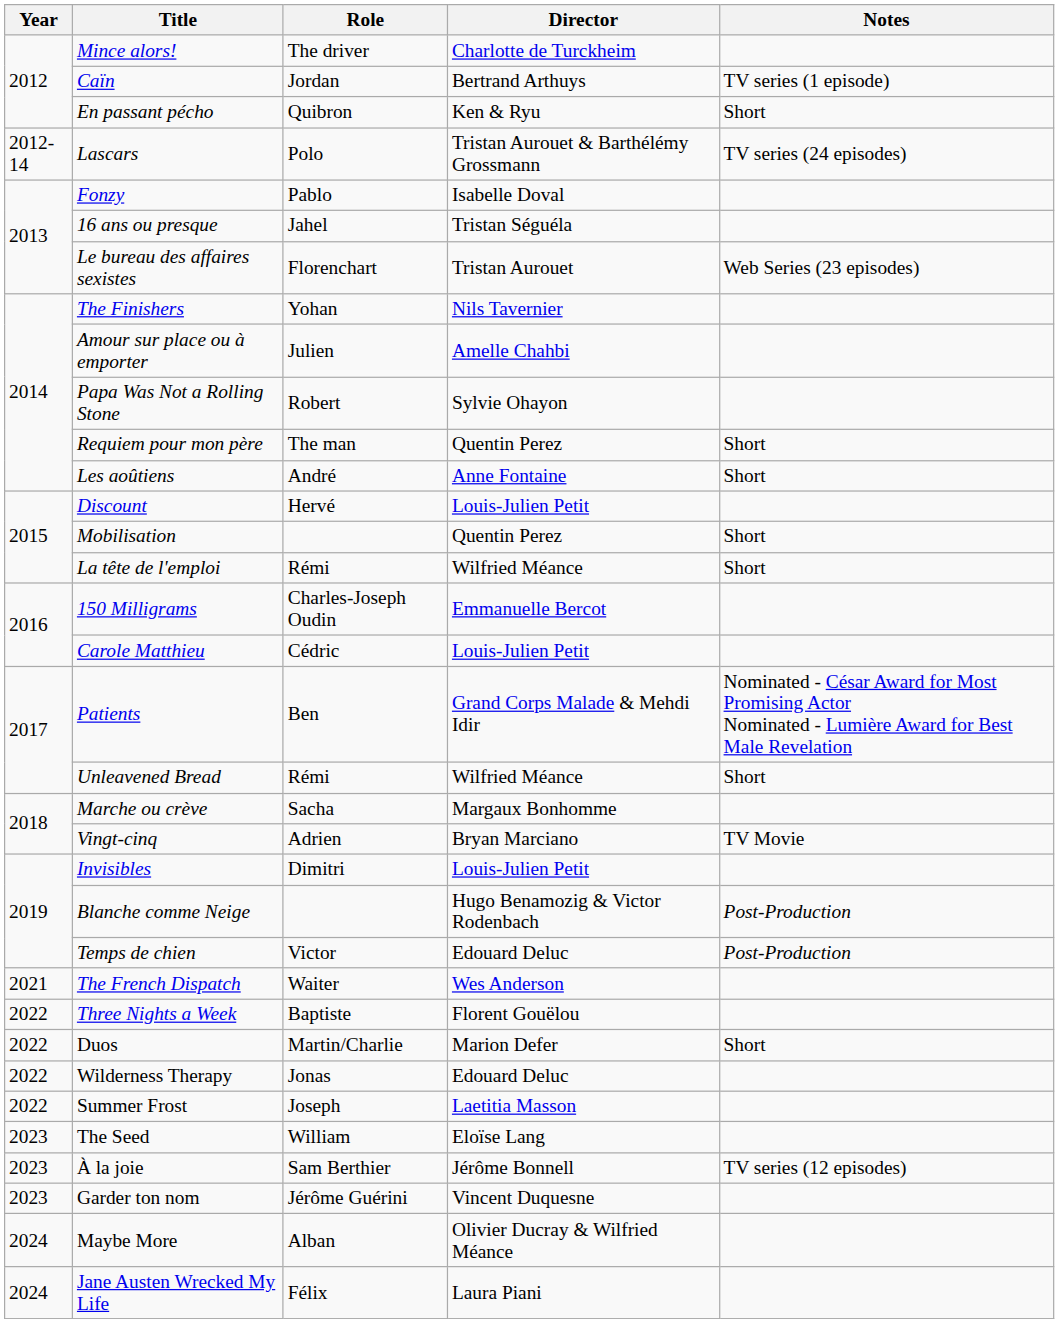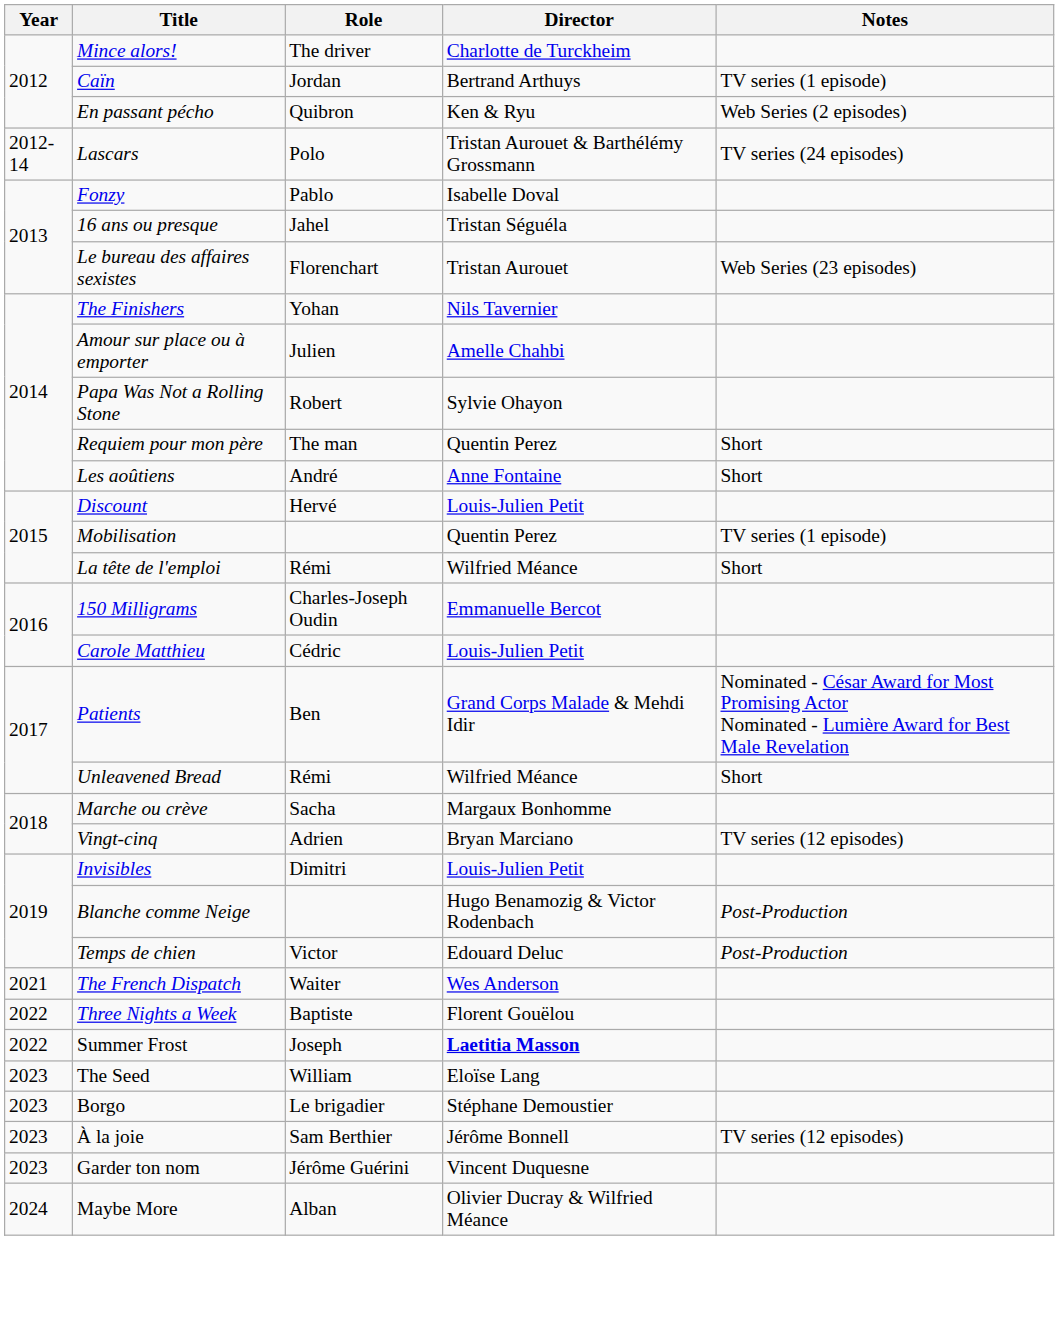(745, 111) Short -> (814, 111) Web Series (2 episodes)
(745, 536) Short -> (803, 536) TV series (1 episode)
(764, 838) TV Movie -> (812, 838) TV series (12 episodes)
- row: (97, 1044)
- row: (155, 1075)
(514, 1106) normal -> (513, 1044) bold
+ row: (101, 1106)
- row: (176, 1292)
